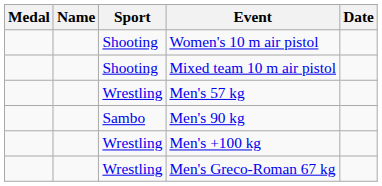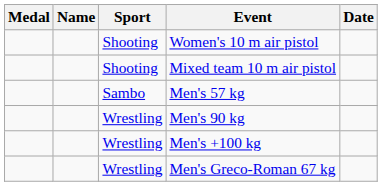(132, 93) Wrestling -> (124, 93) Sambo
(124, 118) Sambo -> (132, 118) Wrestling
